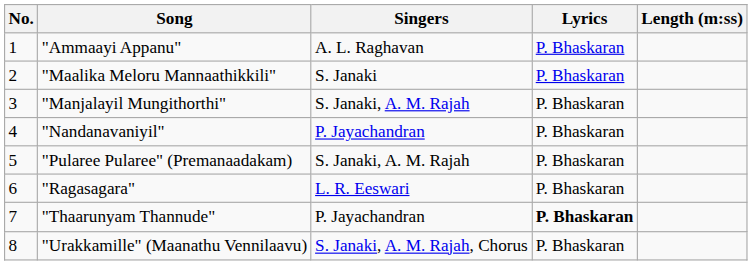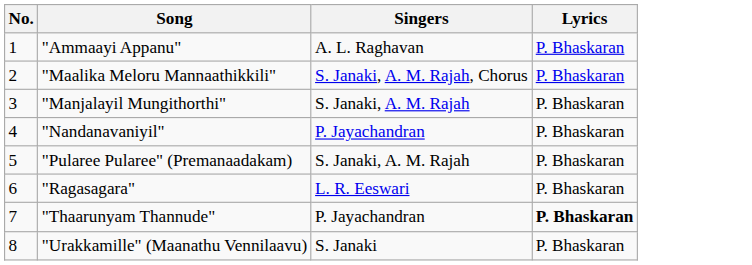- column: (692, 18)
(346, 75) S. Janaki -> (421, 75) S. Janaki, A. M. Rajah, Chorus
(421, 245) S. Janaki, A. M. Rajah, Chorus -> (346, 245) S. Janaki
